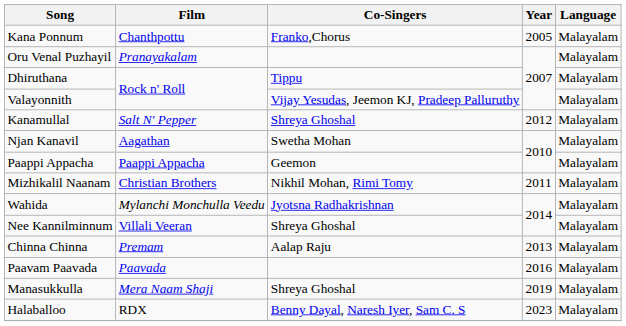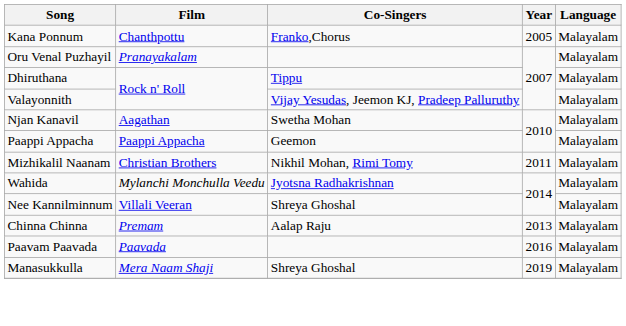- row: (38, 120)
- row: (37, 309)
